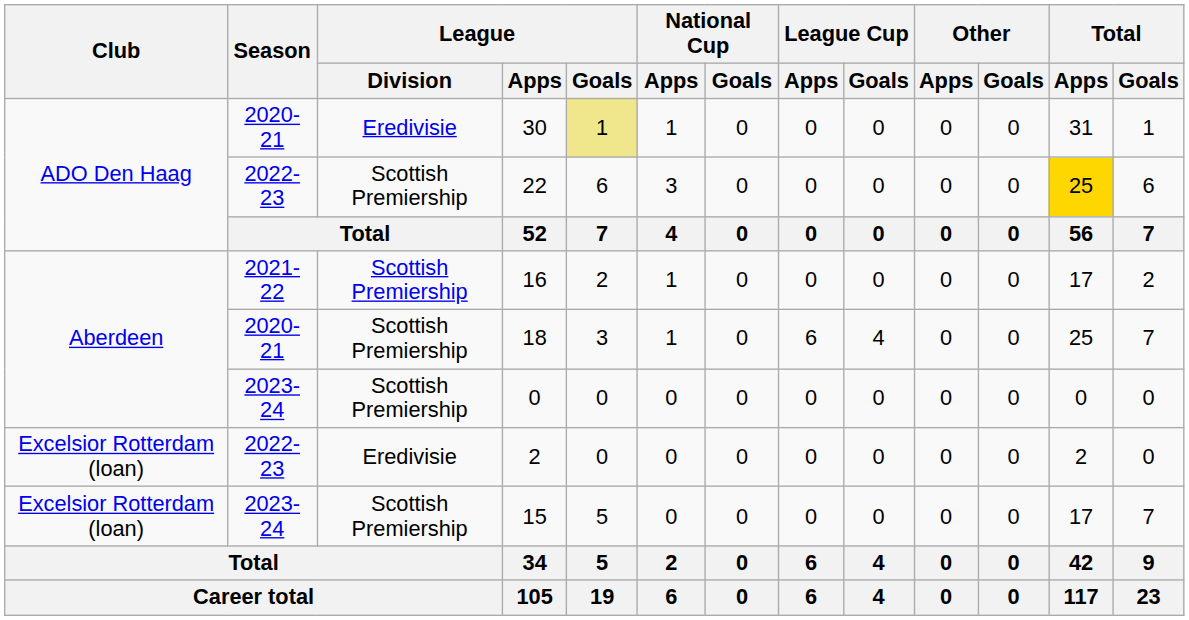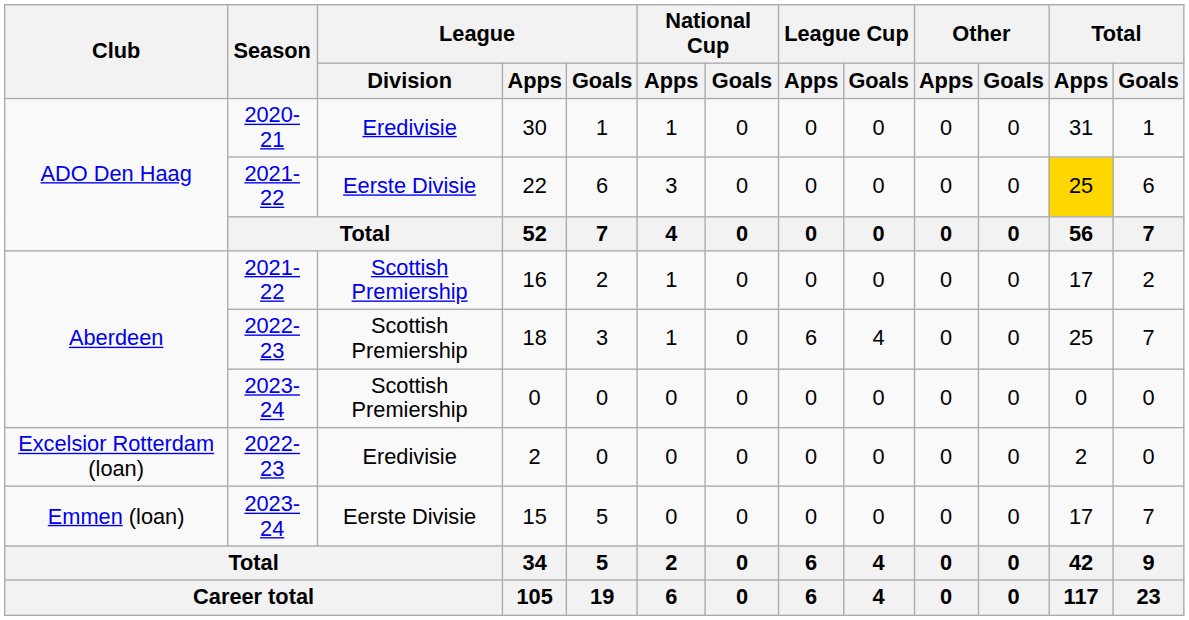(602, 127) khaki background -> (602, 127) no background
(272, 186) 2022-23 -> (272, 186) 2021-22
(410, 186) Scottish Premiership -> (410, 186) Eerste Divisie
(272, 338) 2020-21 -> (272, 338) 2022-23
(116, 515) Excelsior Rotterdam (loan) -> (116, 515) Emmen (loan)
(410, 515) Scottish Premiership -> (410, 515) Eerste Divisie
